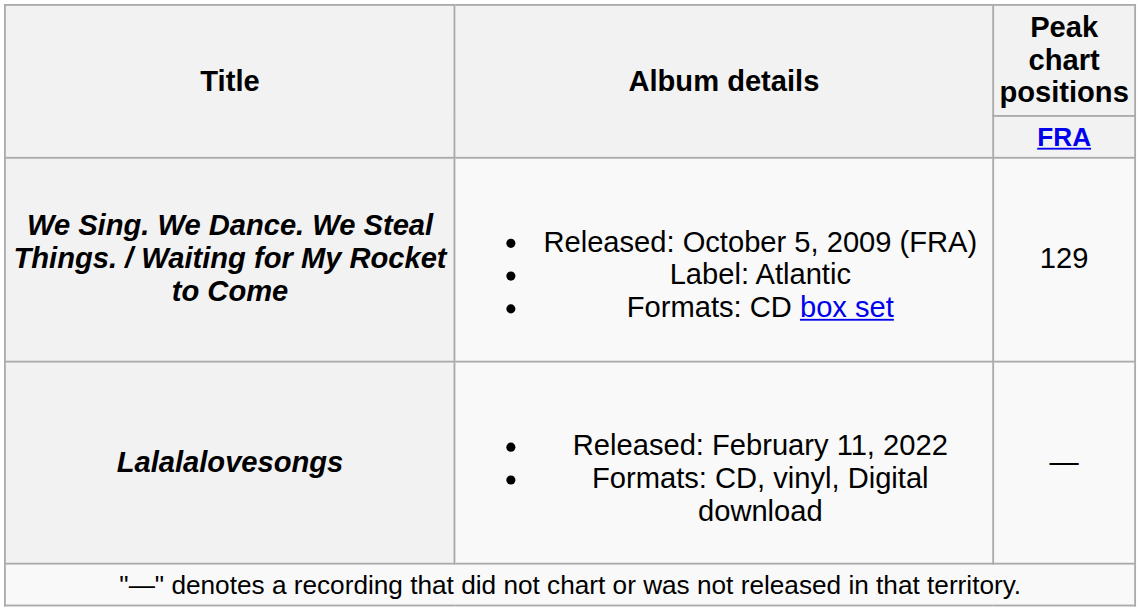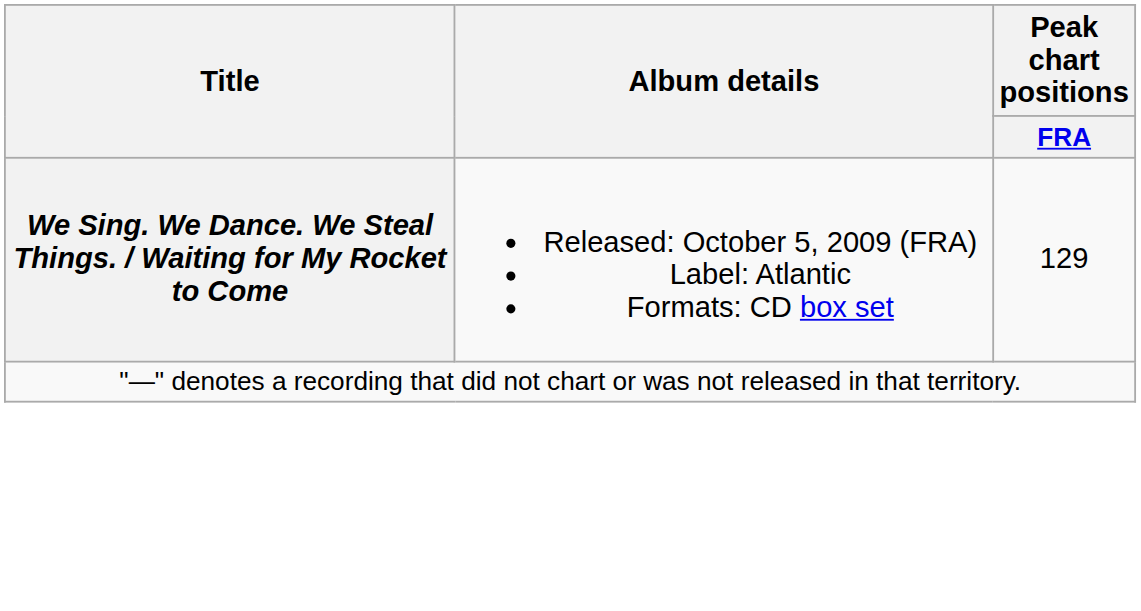- row: (230, 461)
